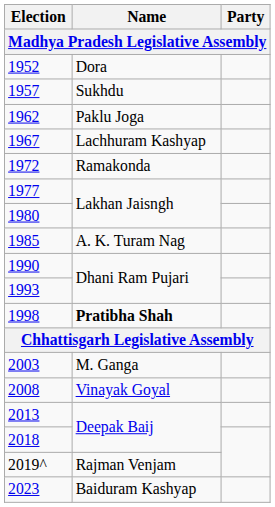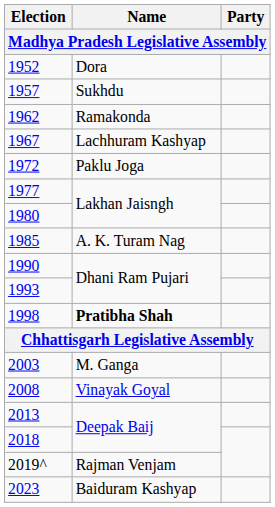(110, 116) Paklu Joga -> (113, 116) Ramakonda
(113, 166) Ramakonda -> (110, 166) Paklu Joga
